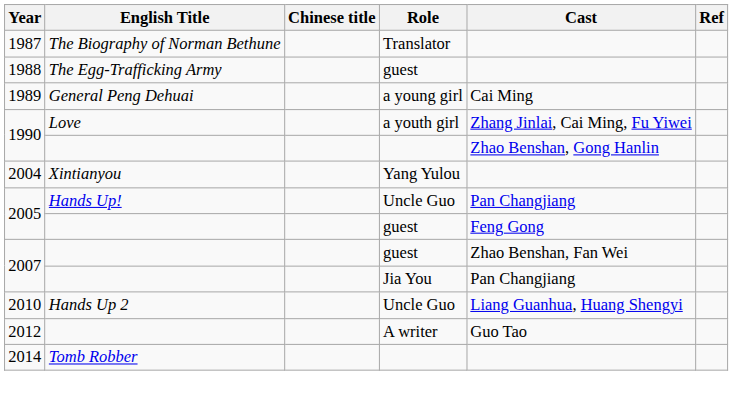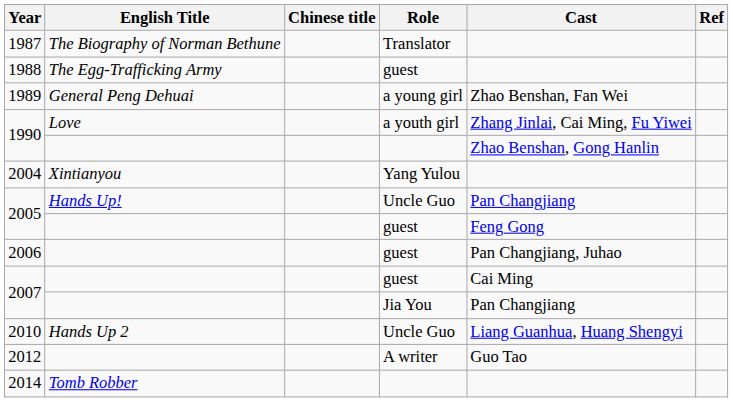(502, 95) Cai Ming -> (549, 95) Zhao Benshan, Fan Wei
+ row: (25, 252)
(549, 252) Zhao Benshan, Fan Wei -> (502, 278) Cai Ming
